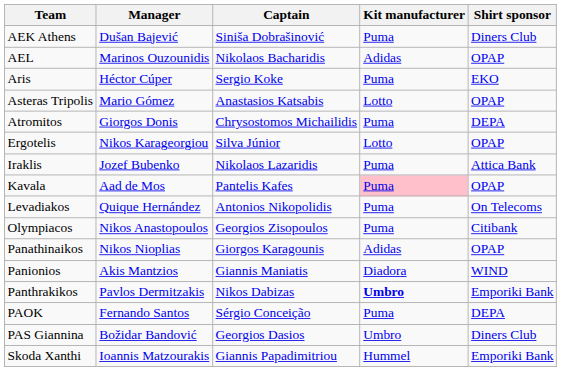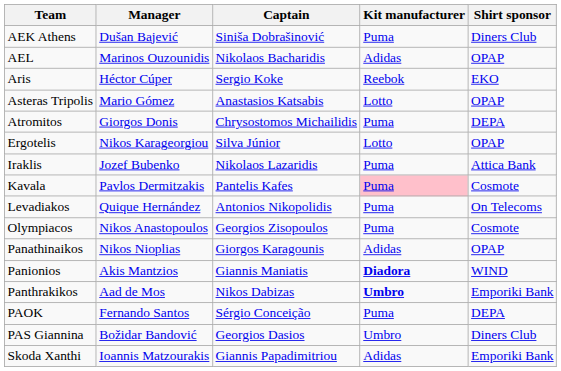(379, 79) Puma -> (384, 79) Reebok
(132, 185) Aad de Mos -> (152, 185) Pavlos Dermitzakis
(488, 185) OPAP -> (495, 185) Cosmote
(494, 228) Citibank -> (495, 228) Cosmote
(385, 270) normal -> (387, 270) bold
(152, 292) Pavlos Dermitzakis -> (132, 292) Aad de Mos
(387, 356) Hummel -> (382, 356) Adidas
